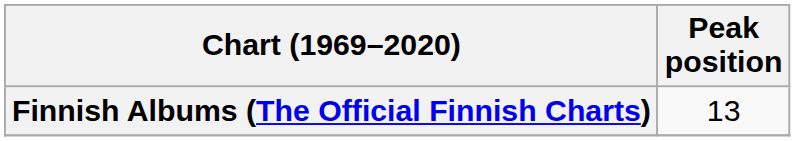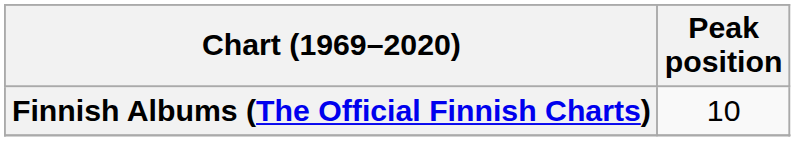(724, 110) 13 -> (724, 110) 10
